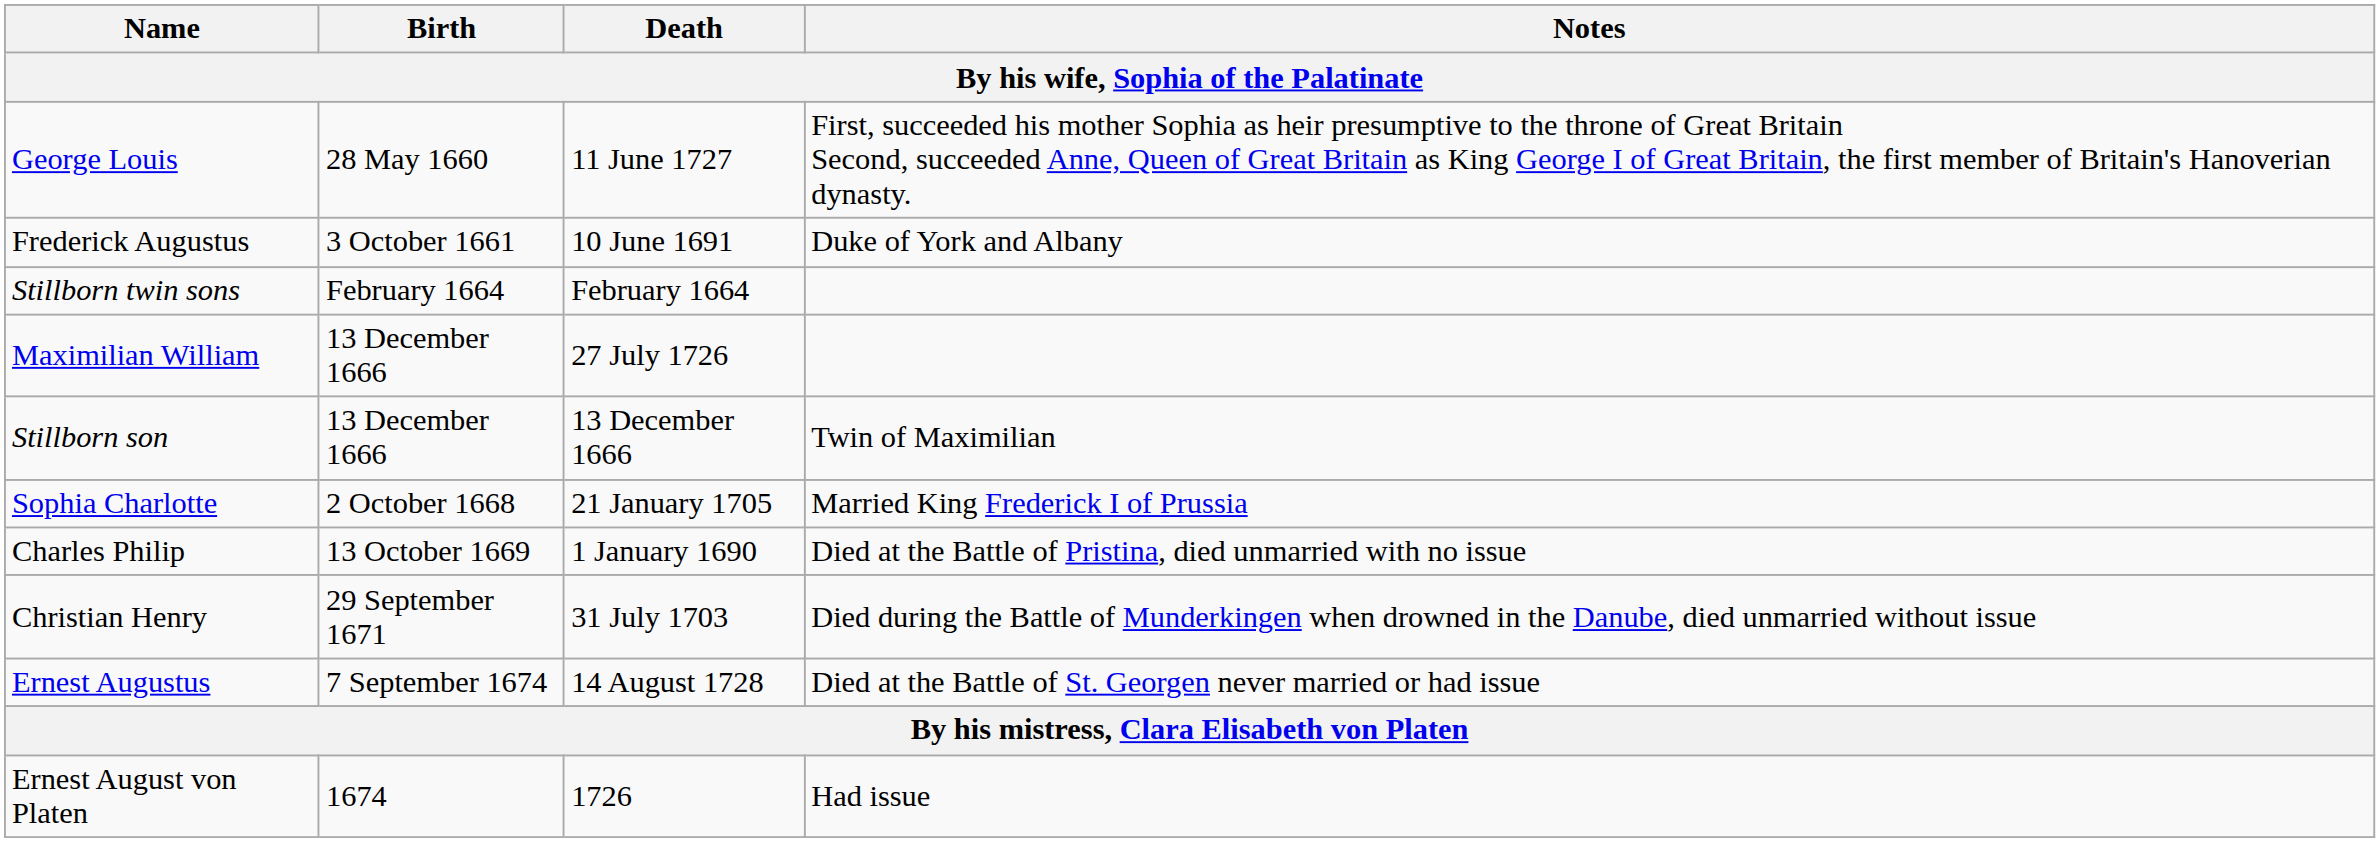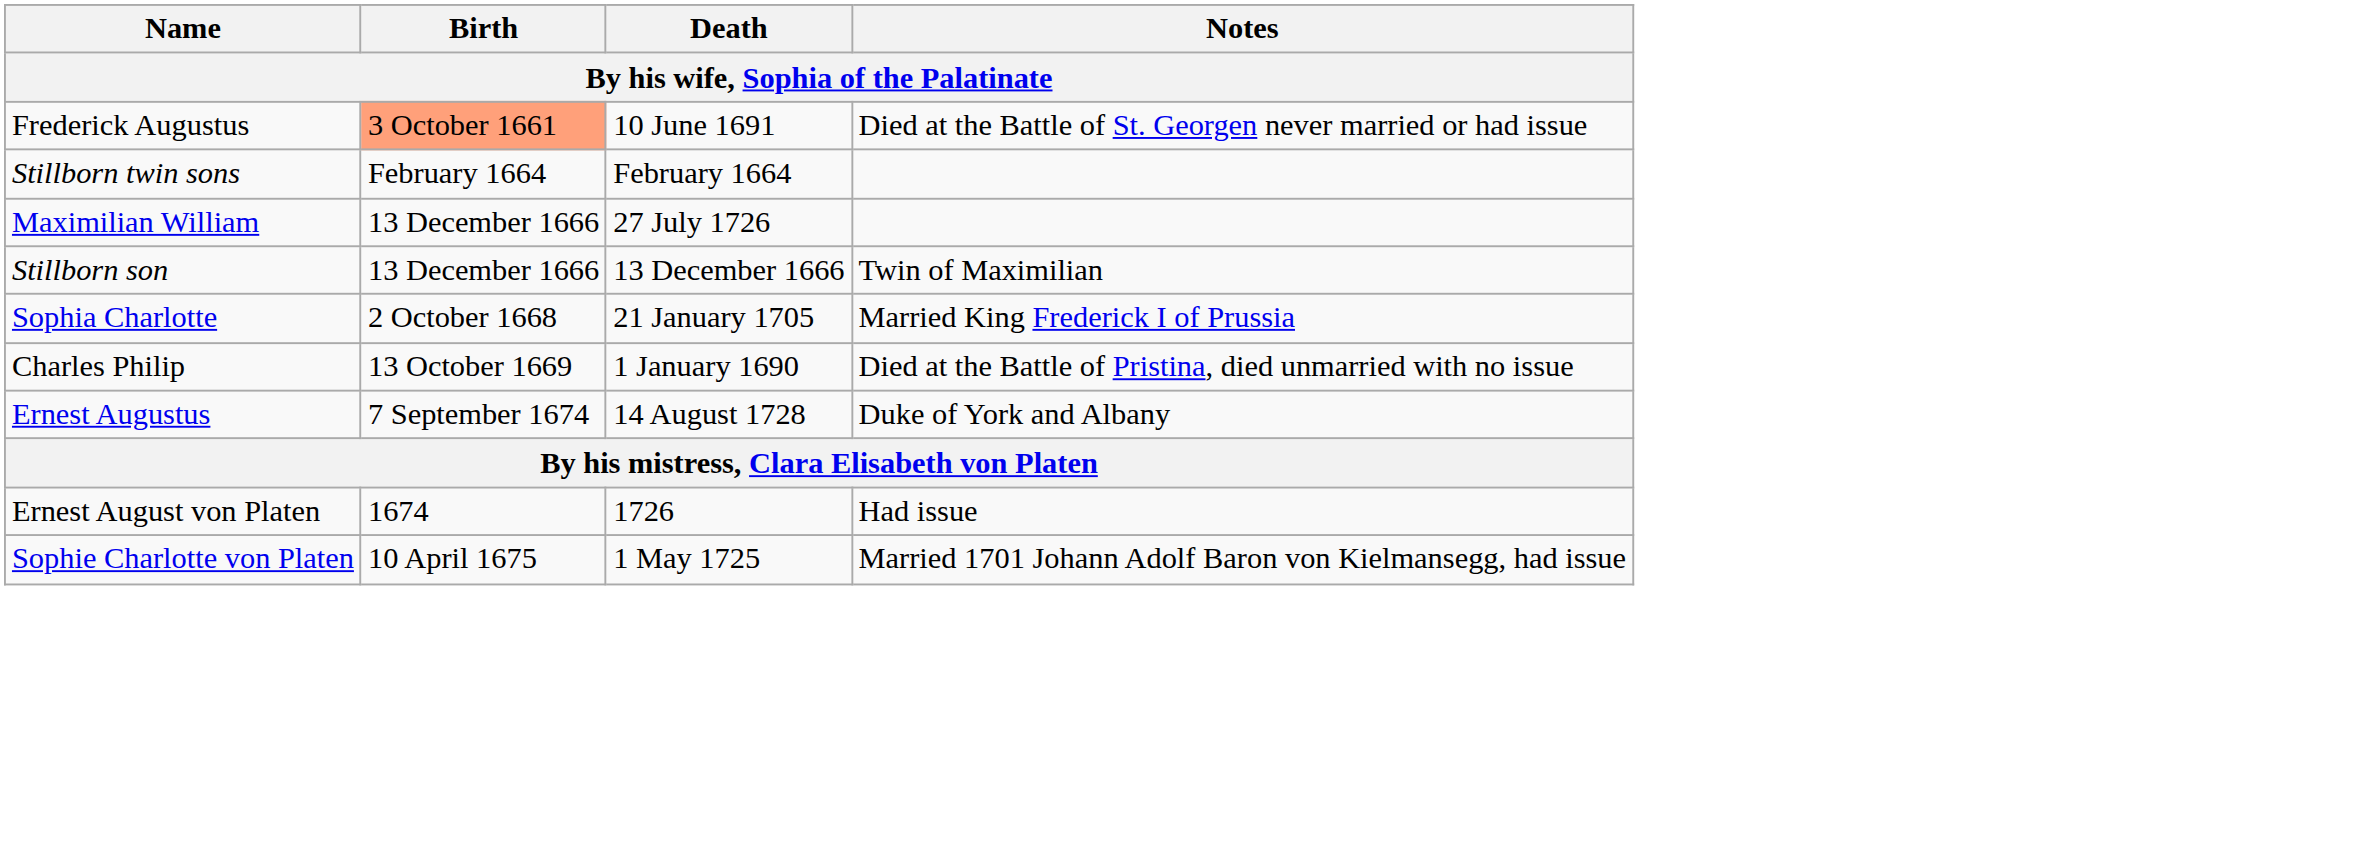- row: (95, 159)
(421, 241) no background -> (462, 125) lightsalmon background
(967, 241) Duke of York and Albany -> (1223, 125) Died at the Battle of St. Georgen never married or had issue
- row: (109, 616)
(1176, 681) Died at the Battle of St. Georgen never married or had issue -> (1014, 414) Duke of York and Albany
+ row: (183, 558)
